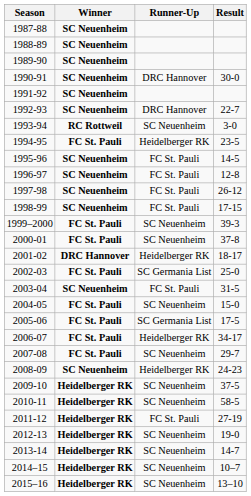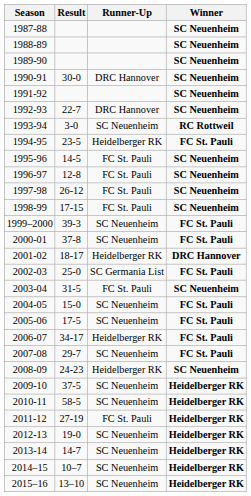columns swapped: (95, 12) <-> (230, 12)
(174, 321) SC Germania List -> (127, 321) SC Neuenheim
